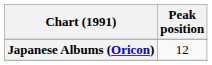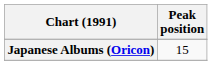(182, 49) 12 -> (182, 49) 15
